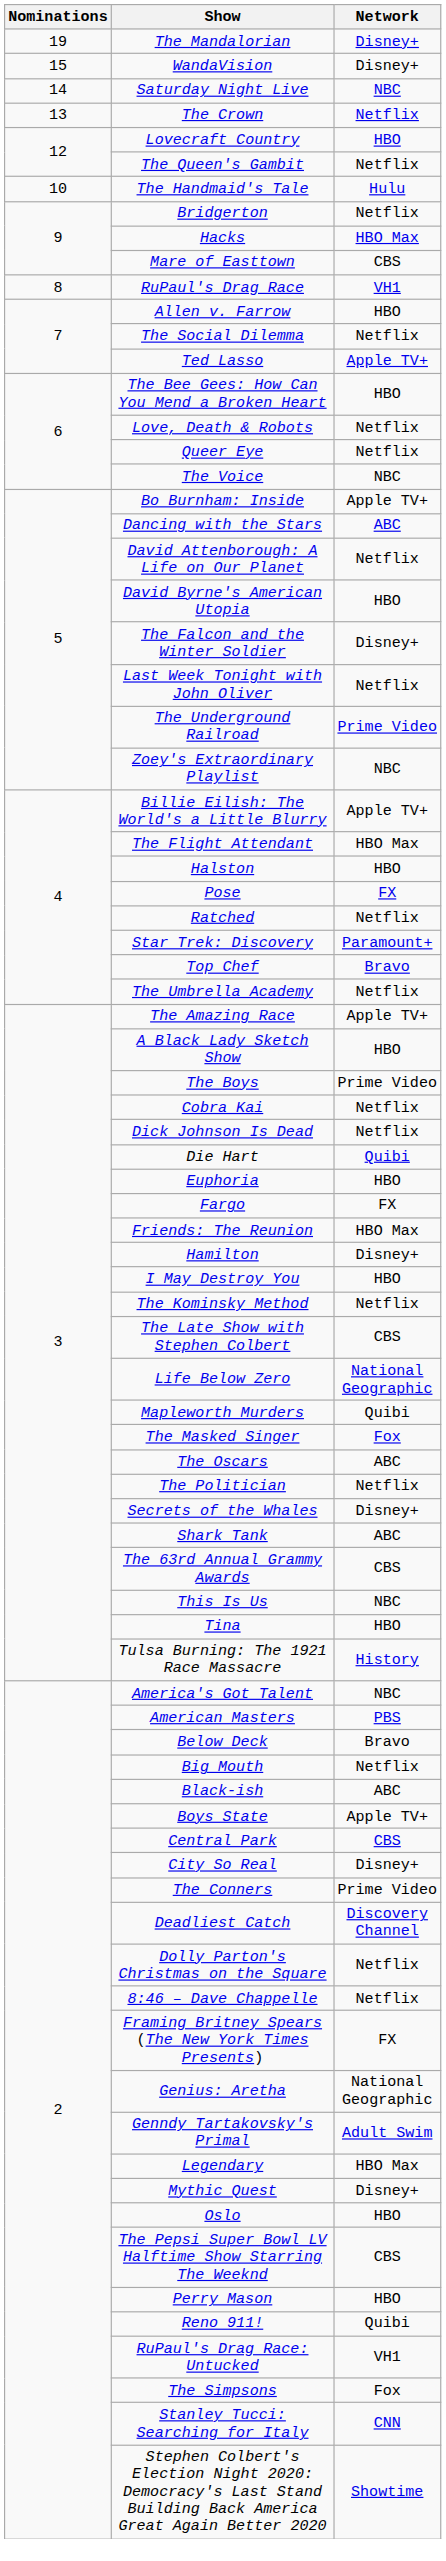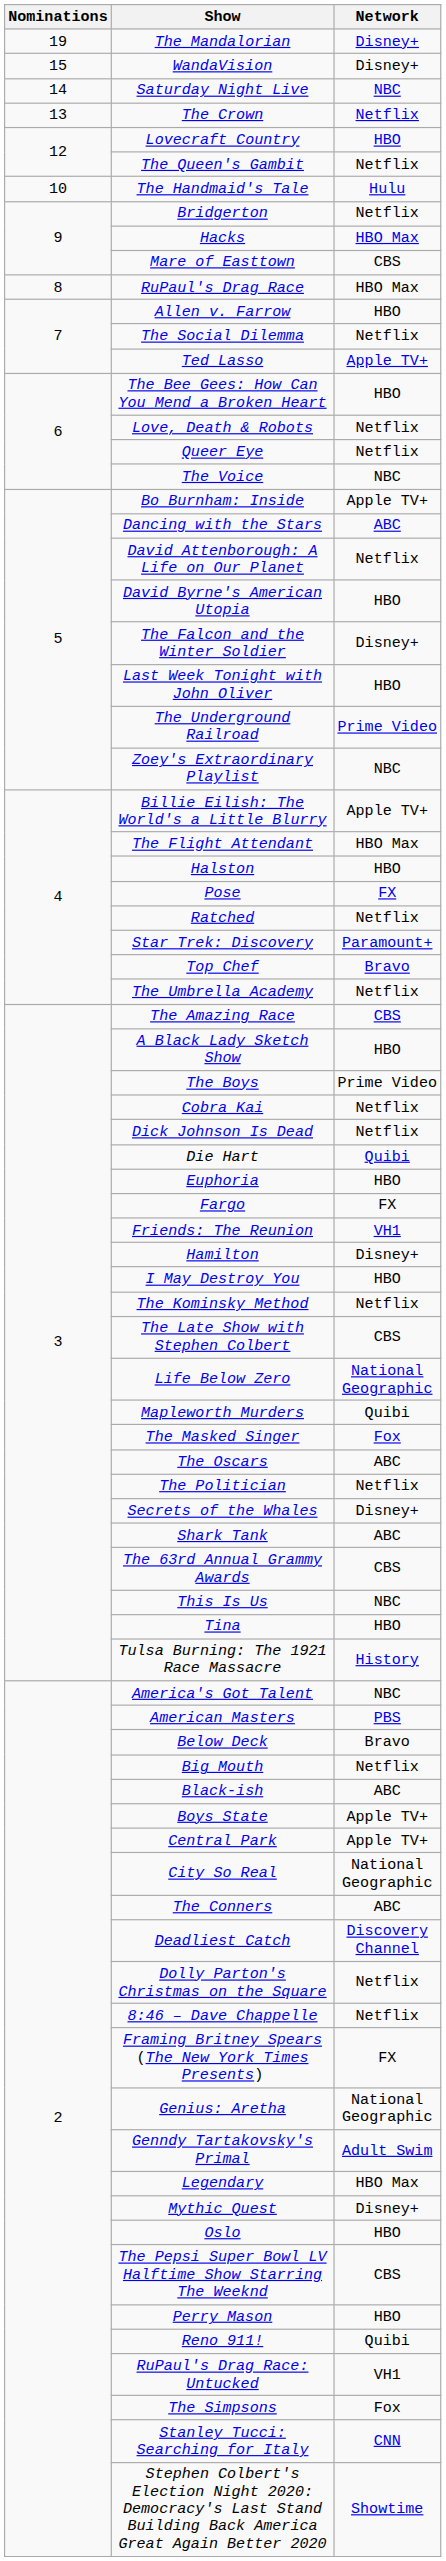(387, 287) VH1 -> (387, 287) HBO Max
(387, 685) Netflix -> (387, 685) HBO
(387, 1016) Apple TV+ -> (387, 1016) CBS
(387, 1230) HBO Max -> (387, 1230) VH1
(387, 1841) CBS -> (387, 1841) Apple TV+
(387, 1865) Disney+ -> (387, 1874) National Geographic
(387, 1890) Prime Video -> (387, 1907) ABC
